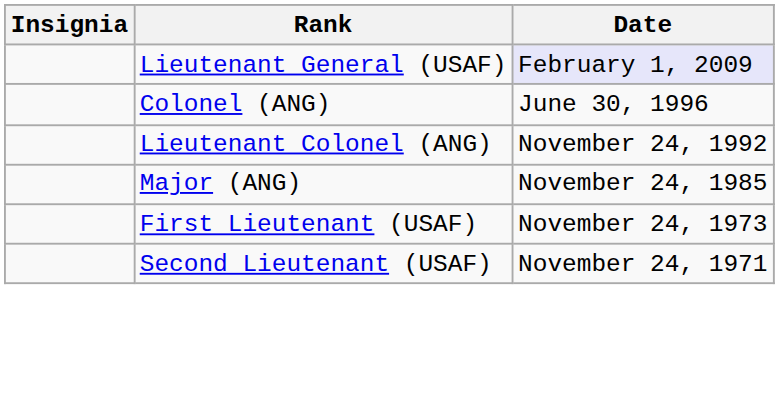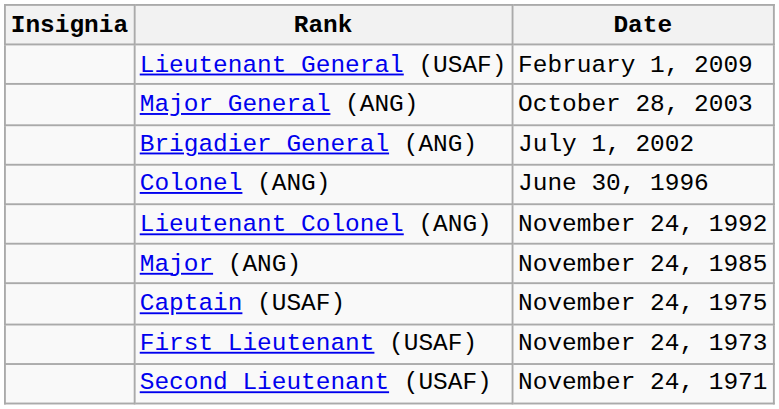(635, 65) lavender background -> (635, 65) no background
+ row: (279, 105)
+ row: (308, 144)
+ row: (242, 304)
